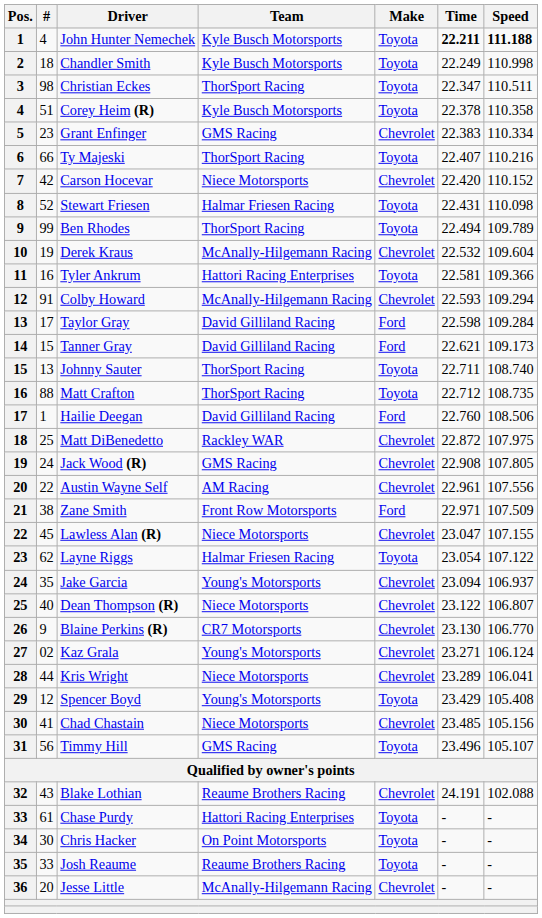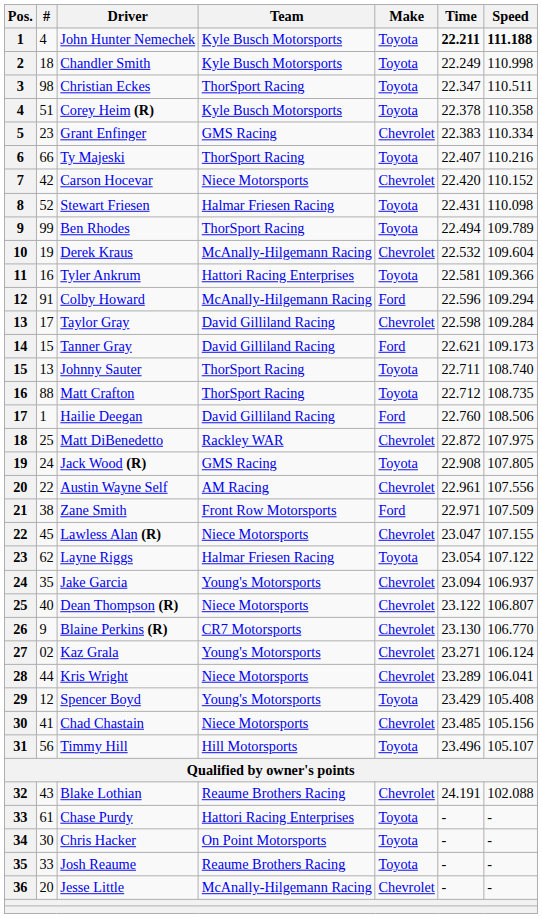(407, 299) Chevrolet -> (392, 299) Ford
(461, 299) 22.593 -> (461, 299) 22.596
(392, 322) Ford -> (407, 322) Chevrolet
(407, 464) Chevrolet -> (398, 464) Toyota
(239, 746) GMS Racing -> (250, 746) Hill Motorsports
